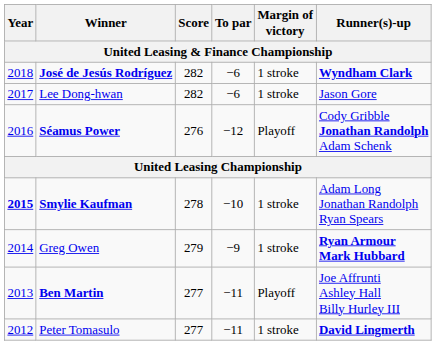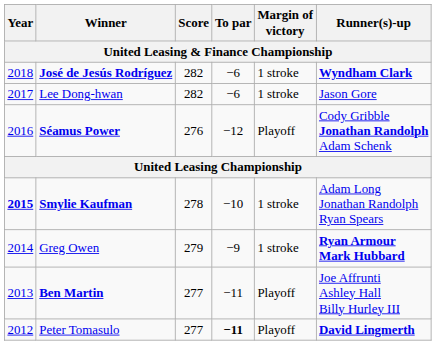(233, 329) normal -> (233, 329) bold
(278, 329) 1 stroke -> (276, 329) Playoff
